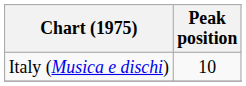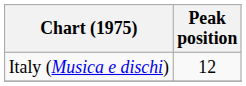(207, 66) 10 -> (207, 66) 12
